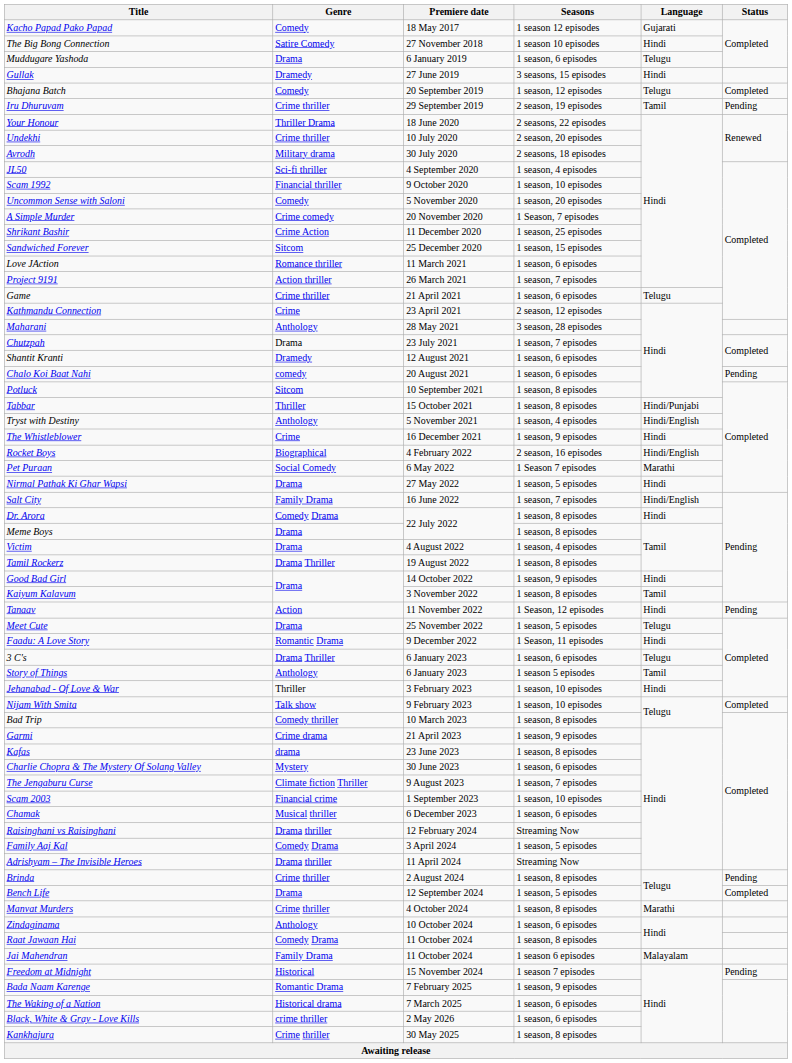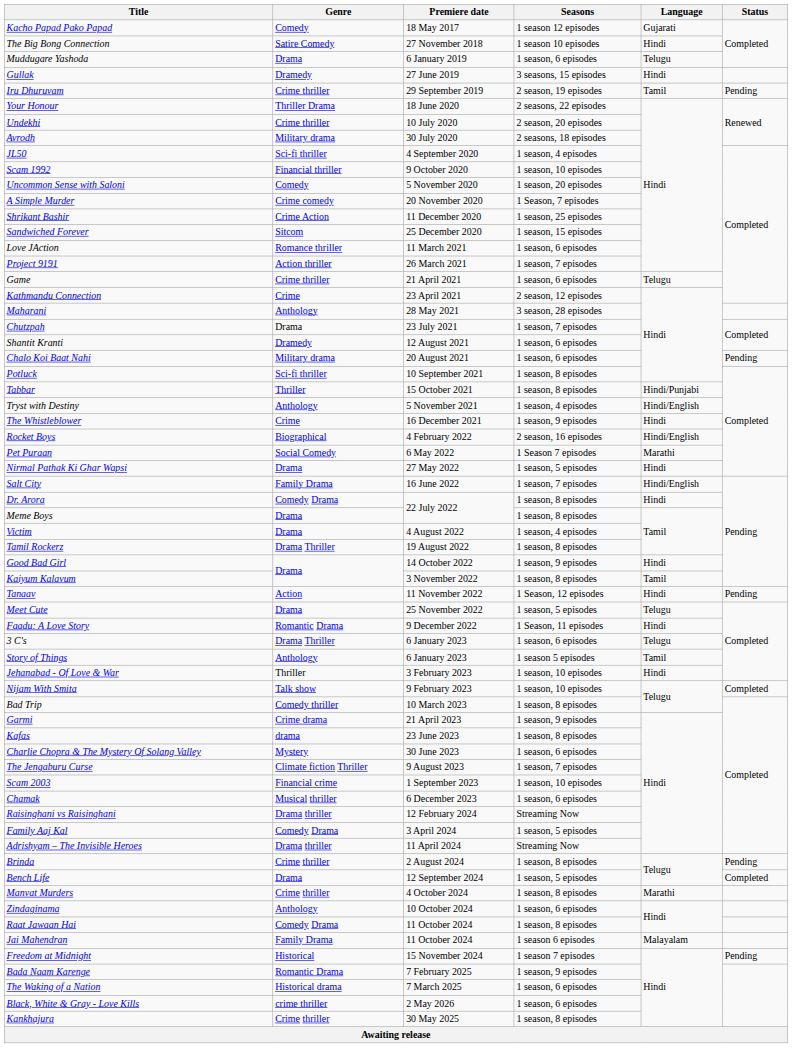- row: (36, 91)
(291, 374) comedy -> (305, 358) Military drama
(289, 389) Sitcom -> (301, 374) Sci-fi thriller
